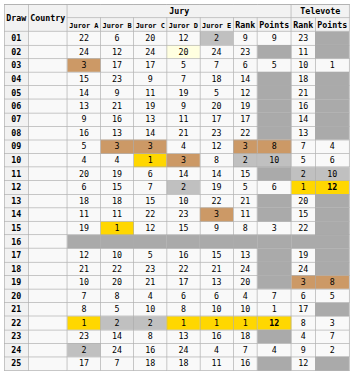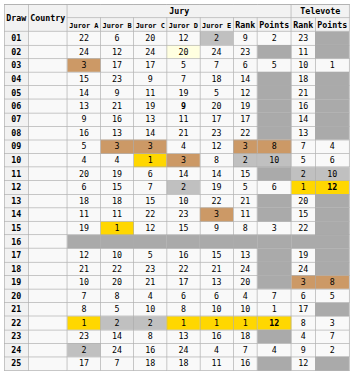(274, 38) 9 -> (274, 38) 2
(183, 106) normal -> (183, 106) bold
